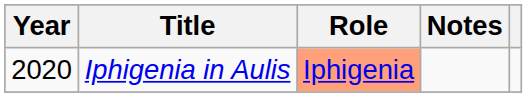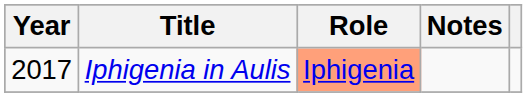(42, 69) 2020 -> (42, 69) 2017
